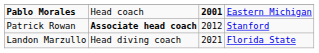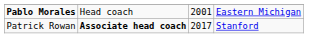(212, 12) bold -> (201, 12) normal
(212, 26) 2012 -> (201, 26) 2017
- row: (46, 40)
